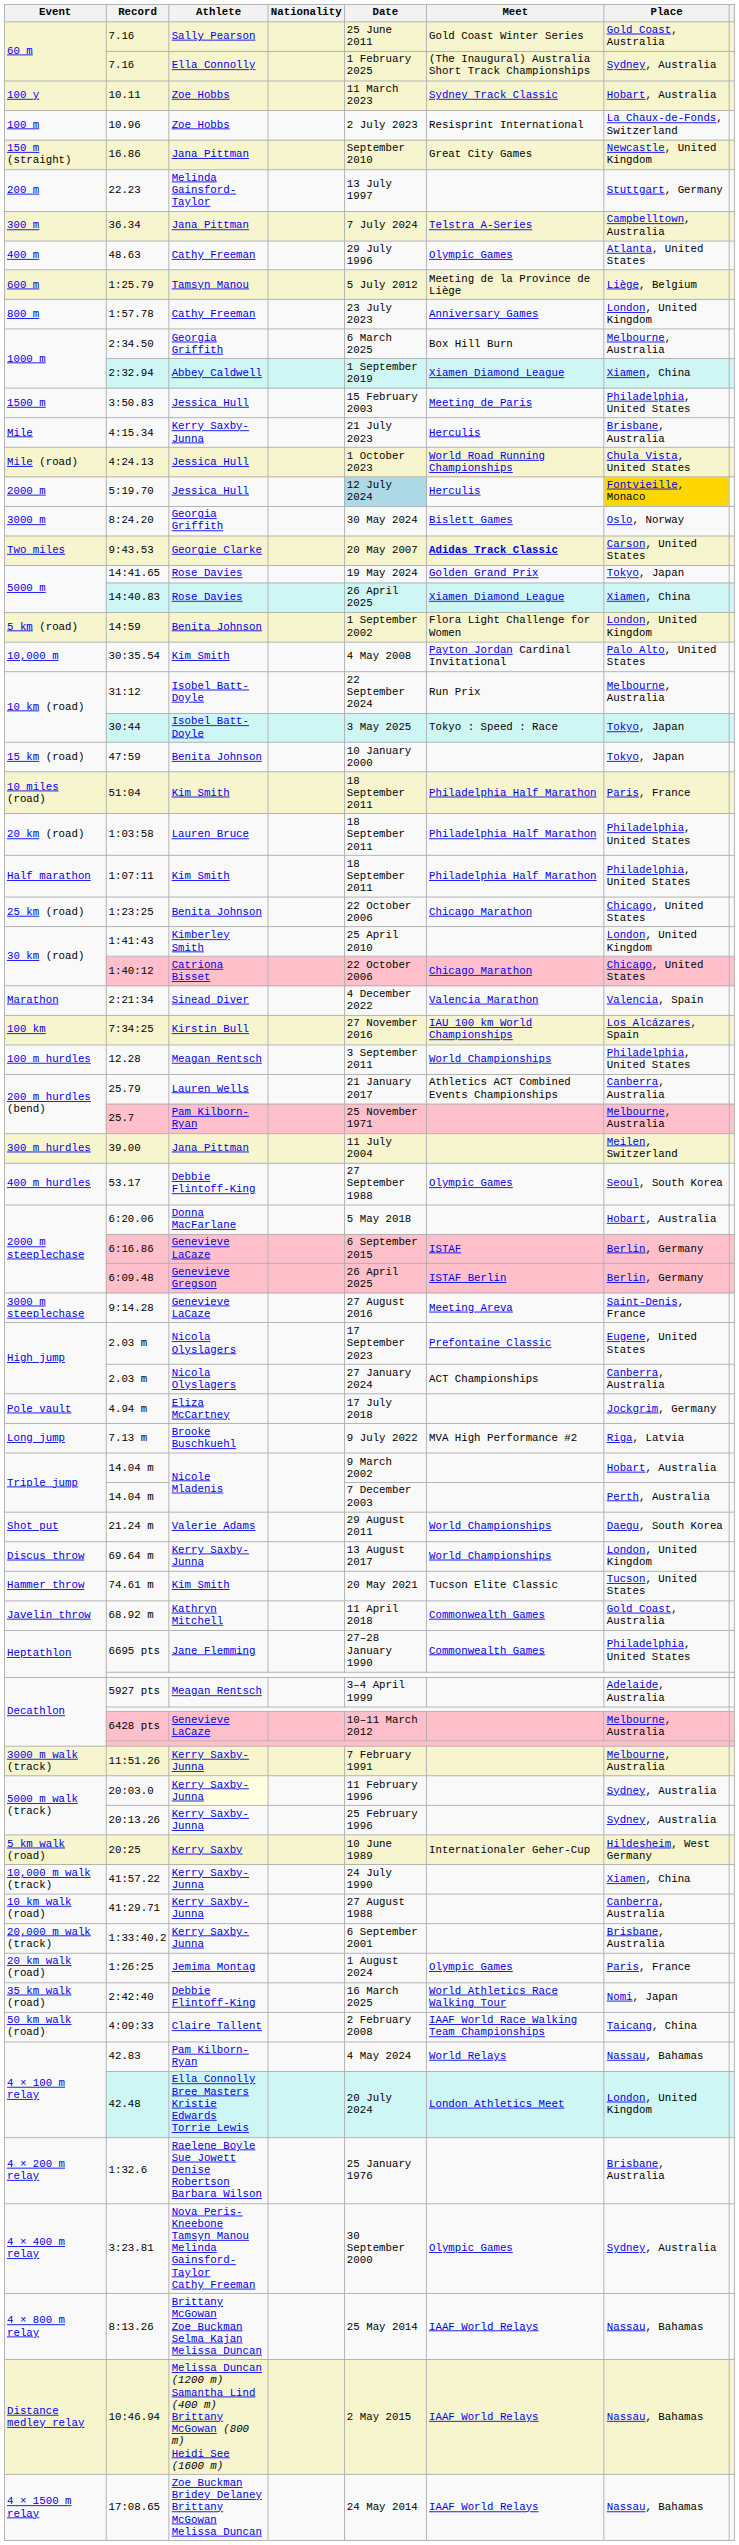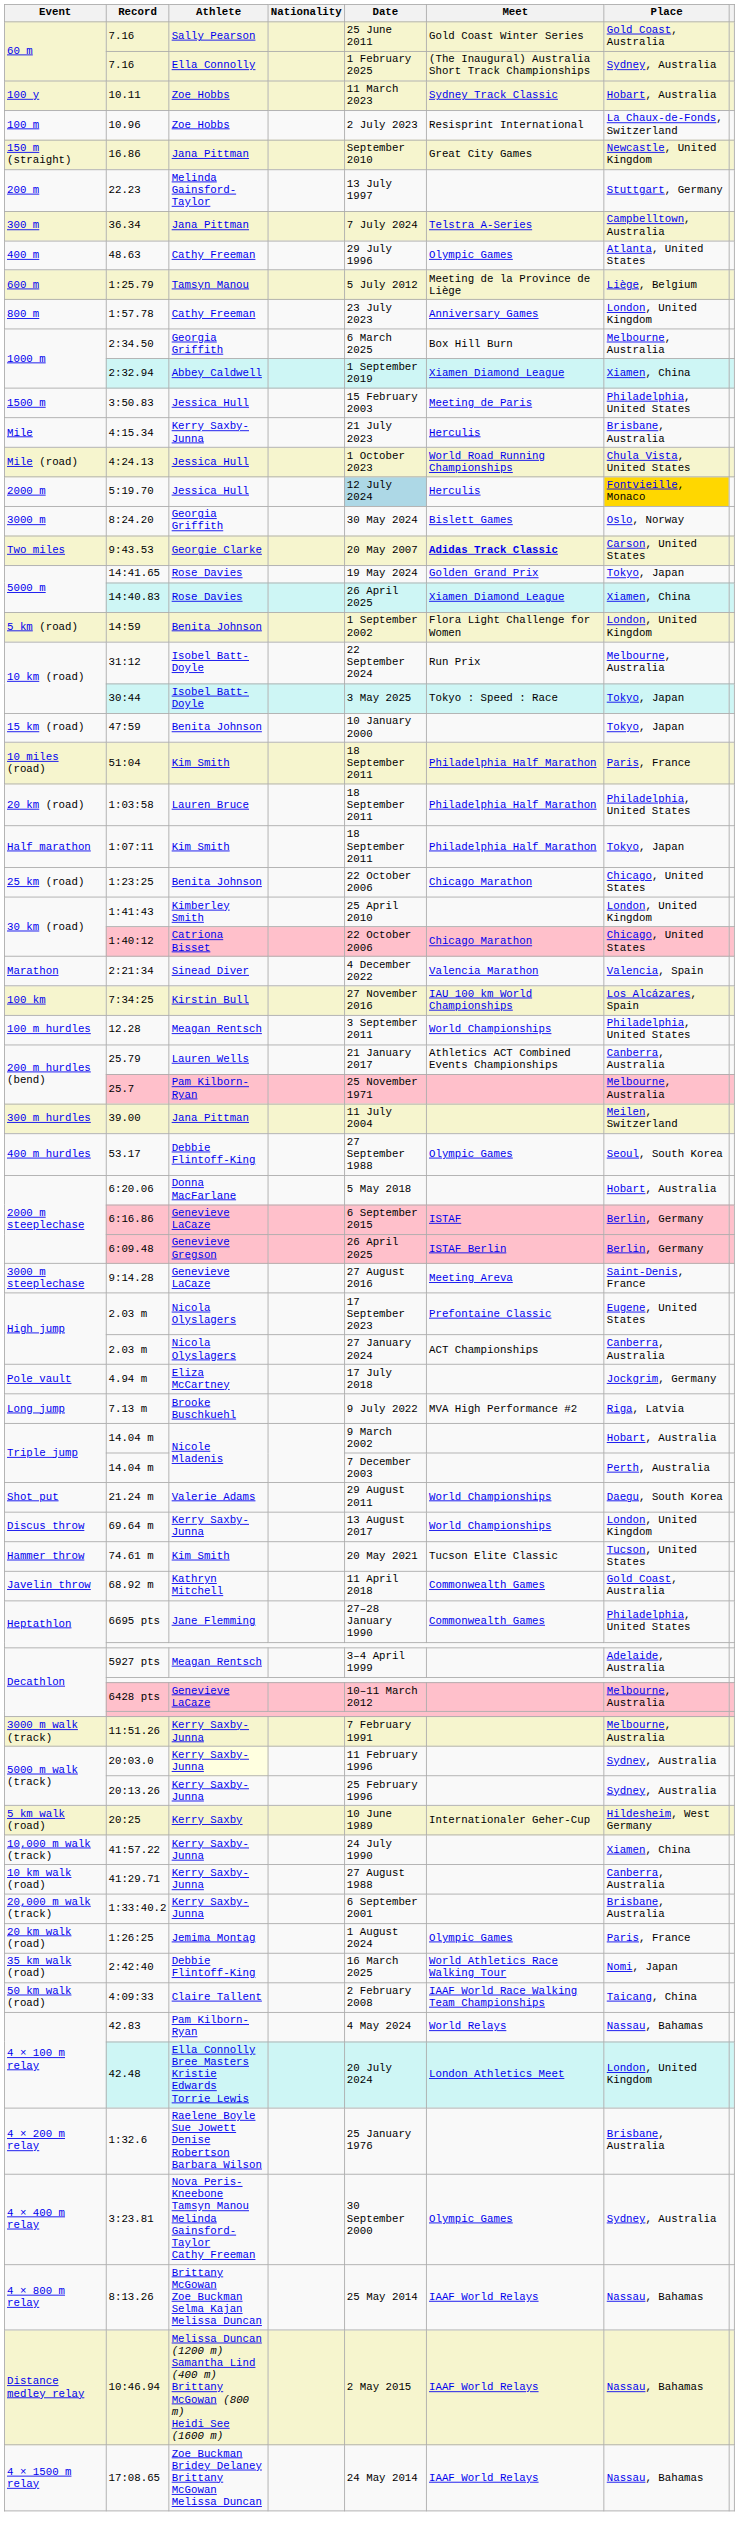- row: (33, 657)
(649, 877) Philadelphia, United States -> (645, 847) Tokyo, Japan
